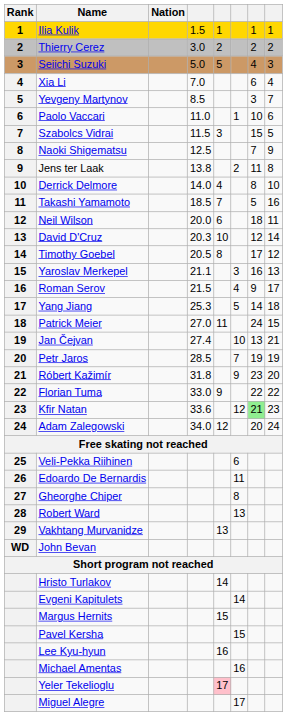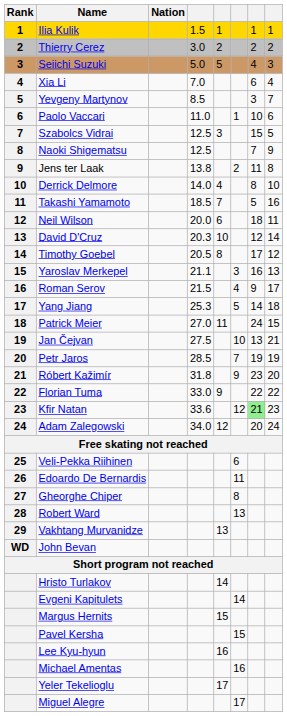(200, 133) 11.5 -> (201, 133) 12.5
(201, 340) 27.4 -> (201, 340) 27.5
(222, 686) pink background -> (222, 686) no background
